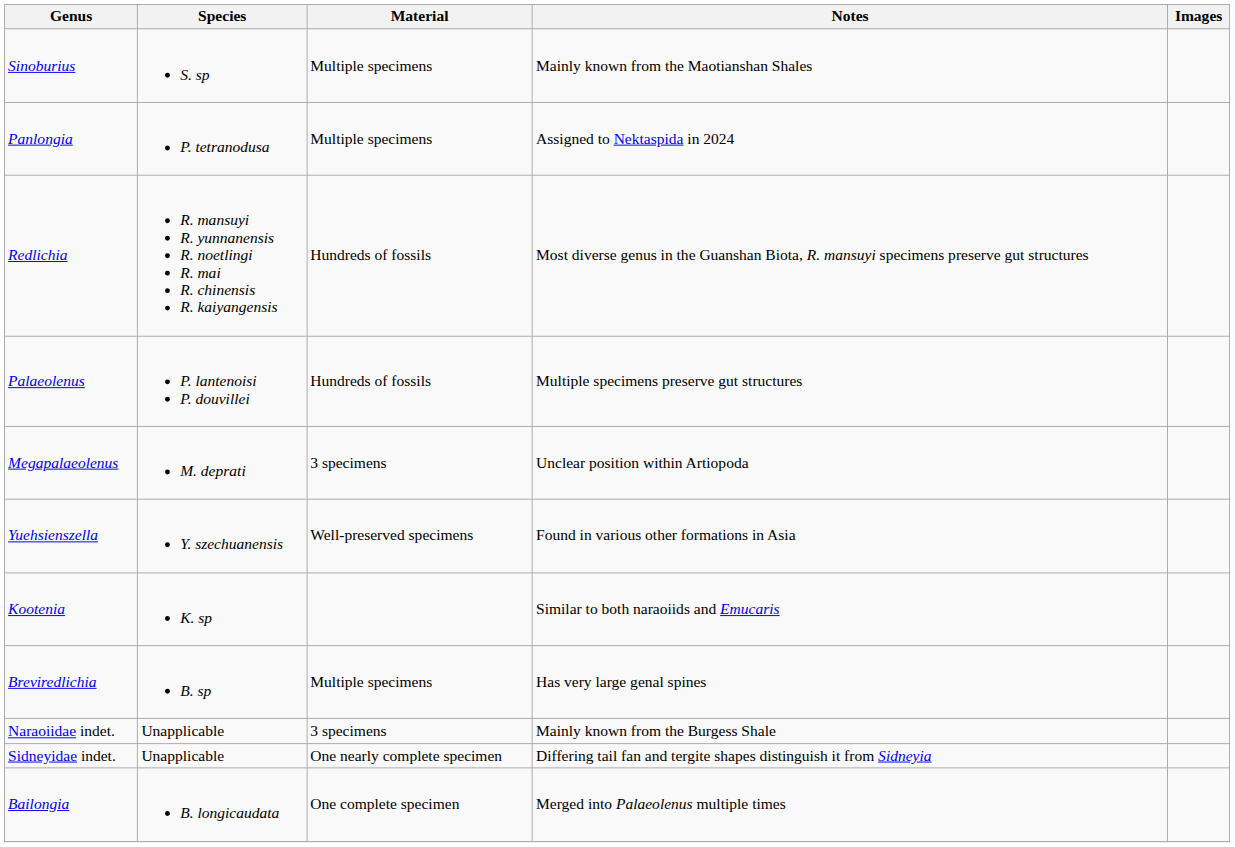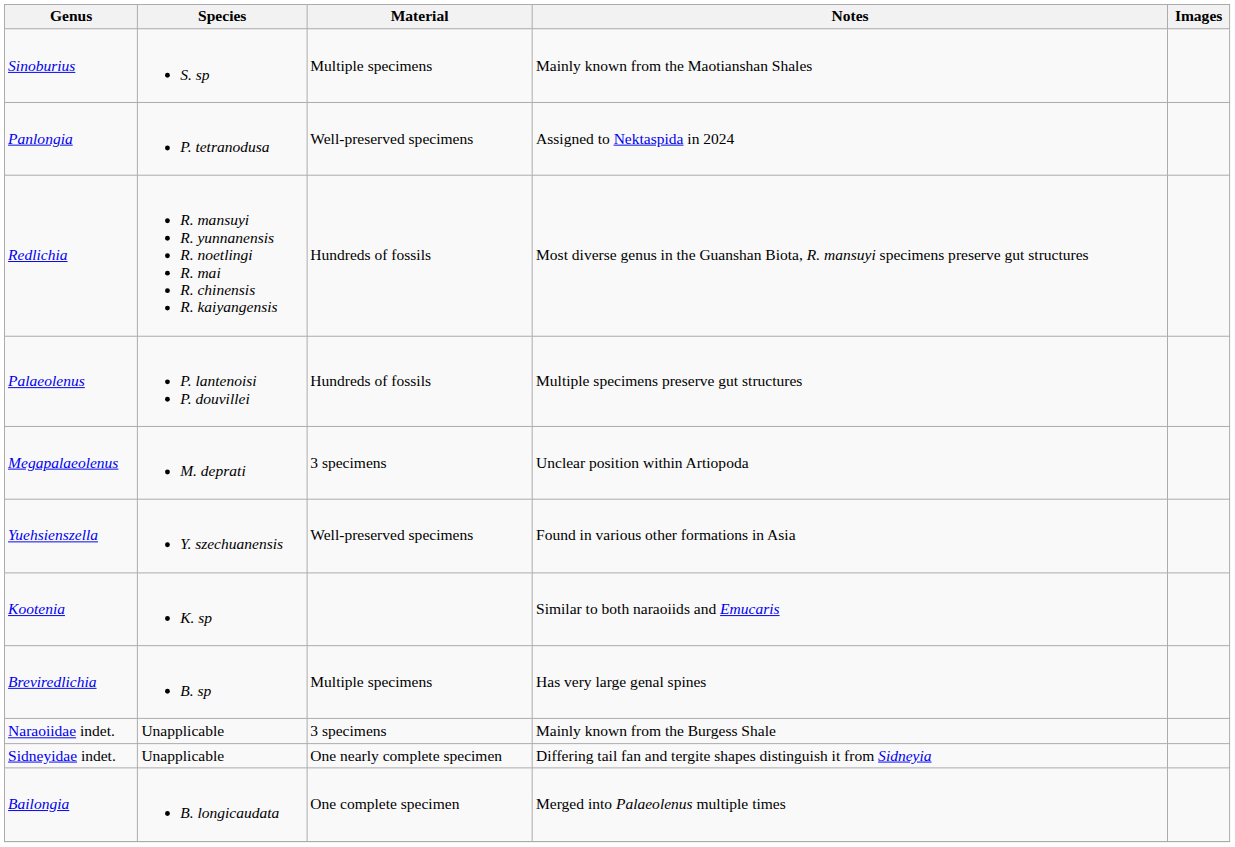(371, 138) Multiple specimens -> (392, 138) Well-preserved specimens
